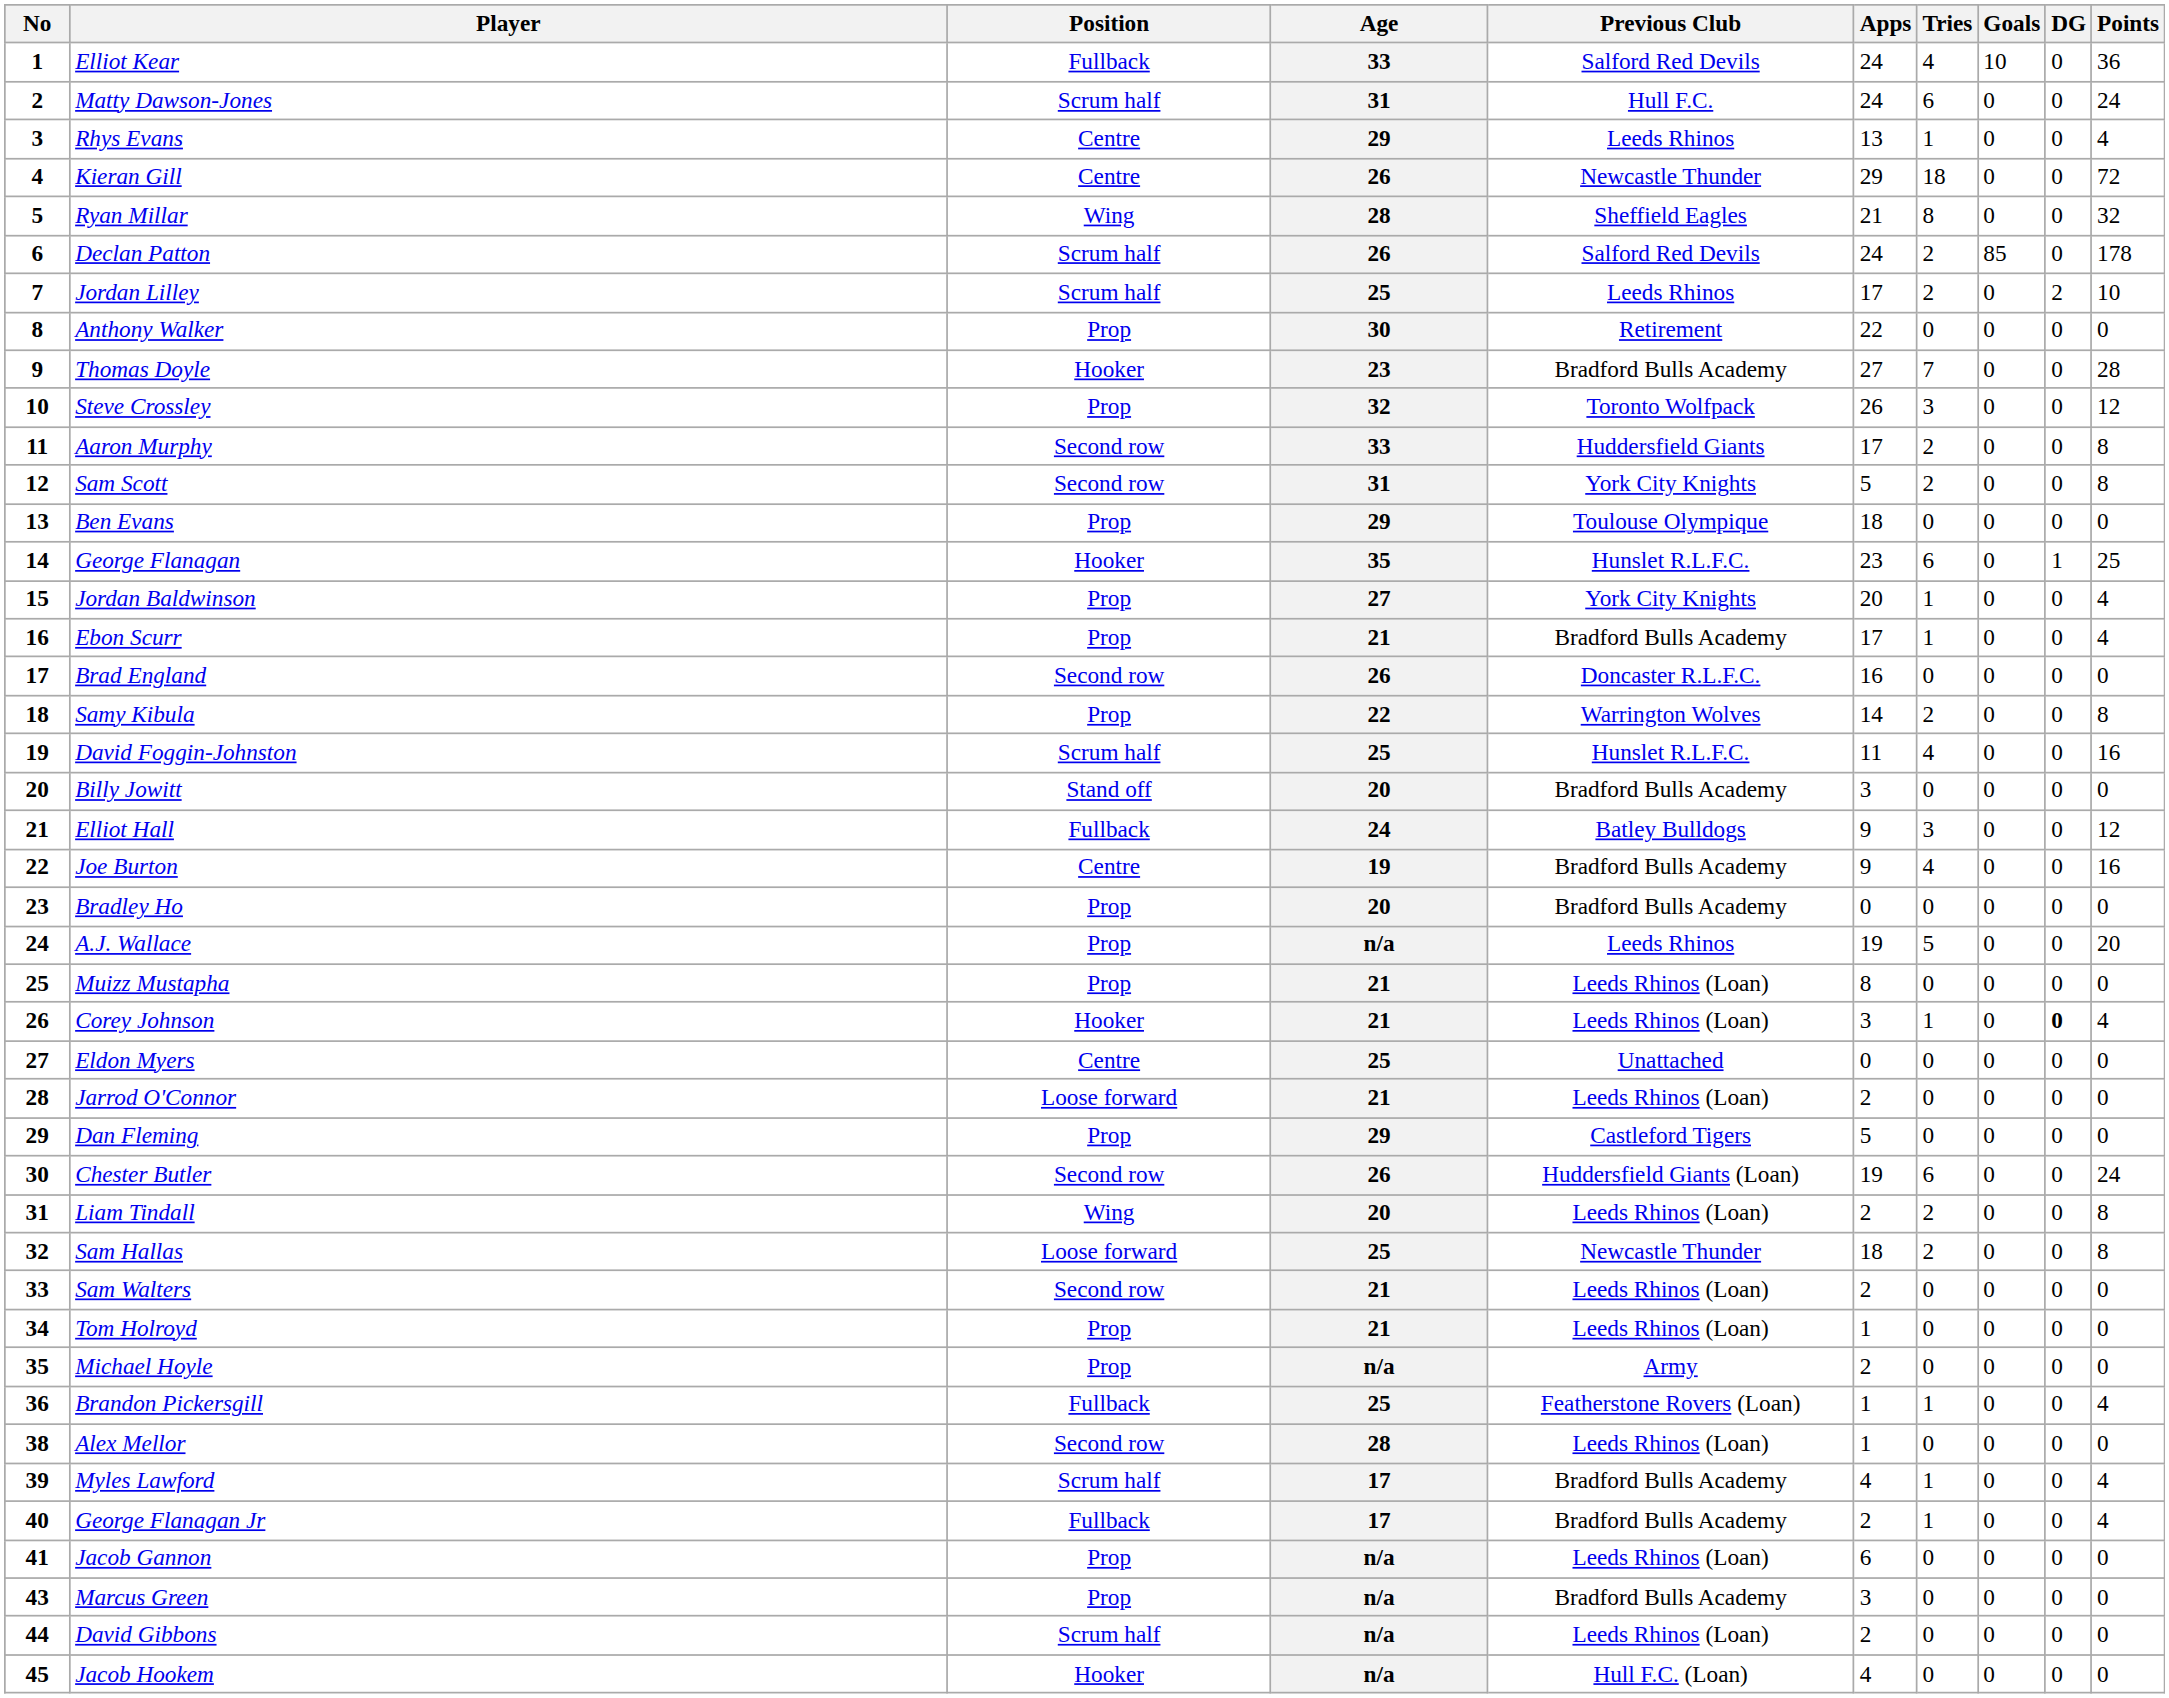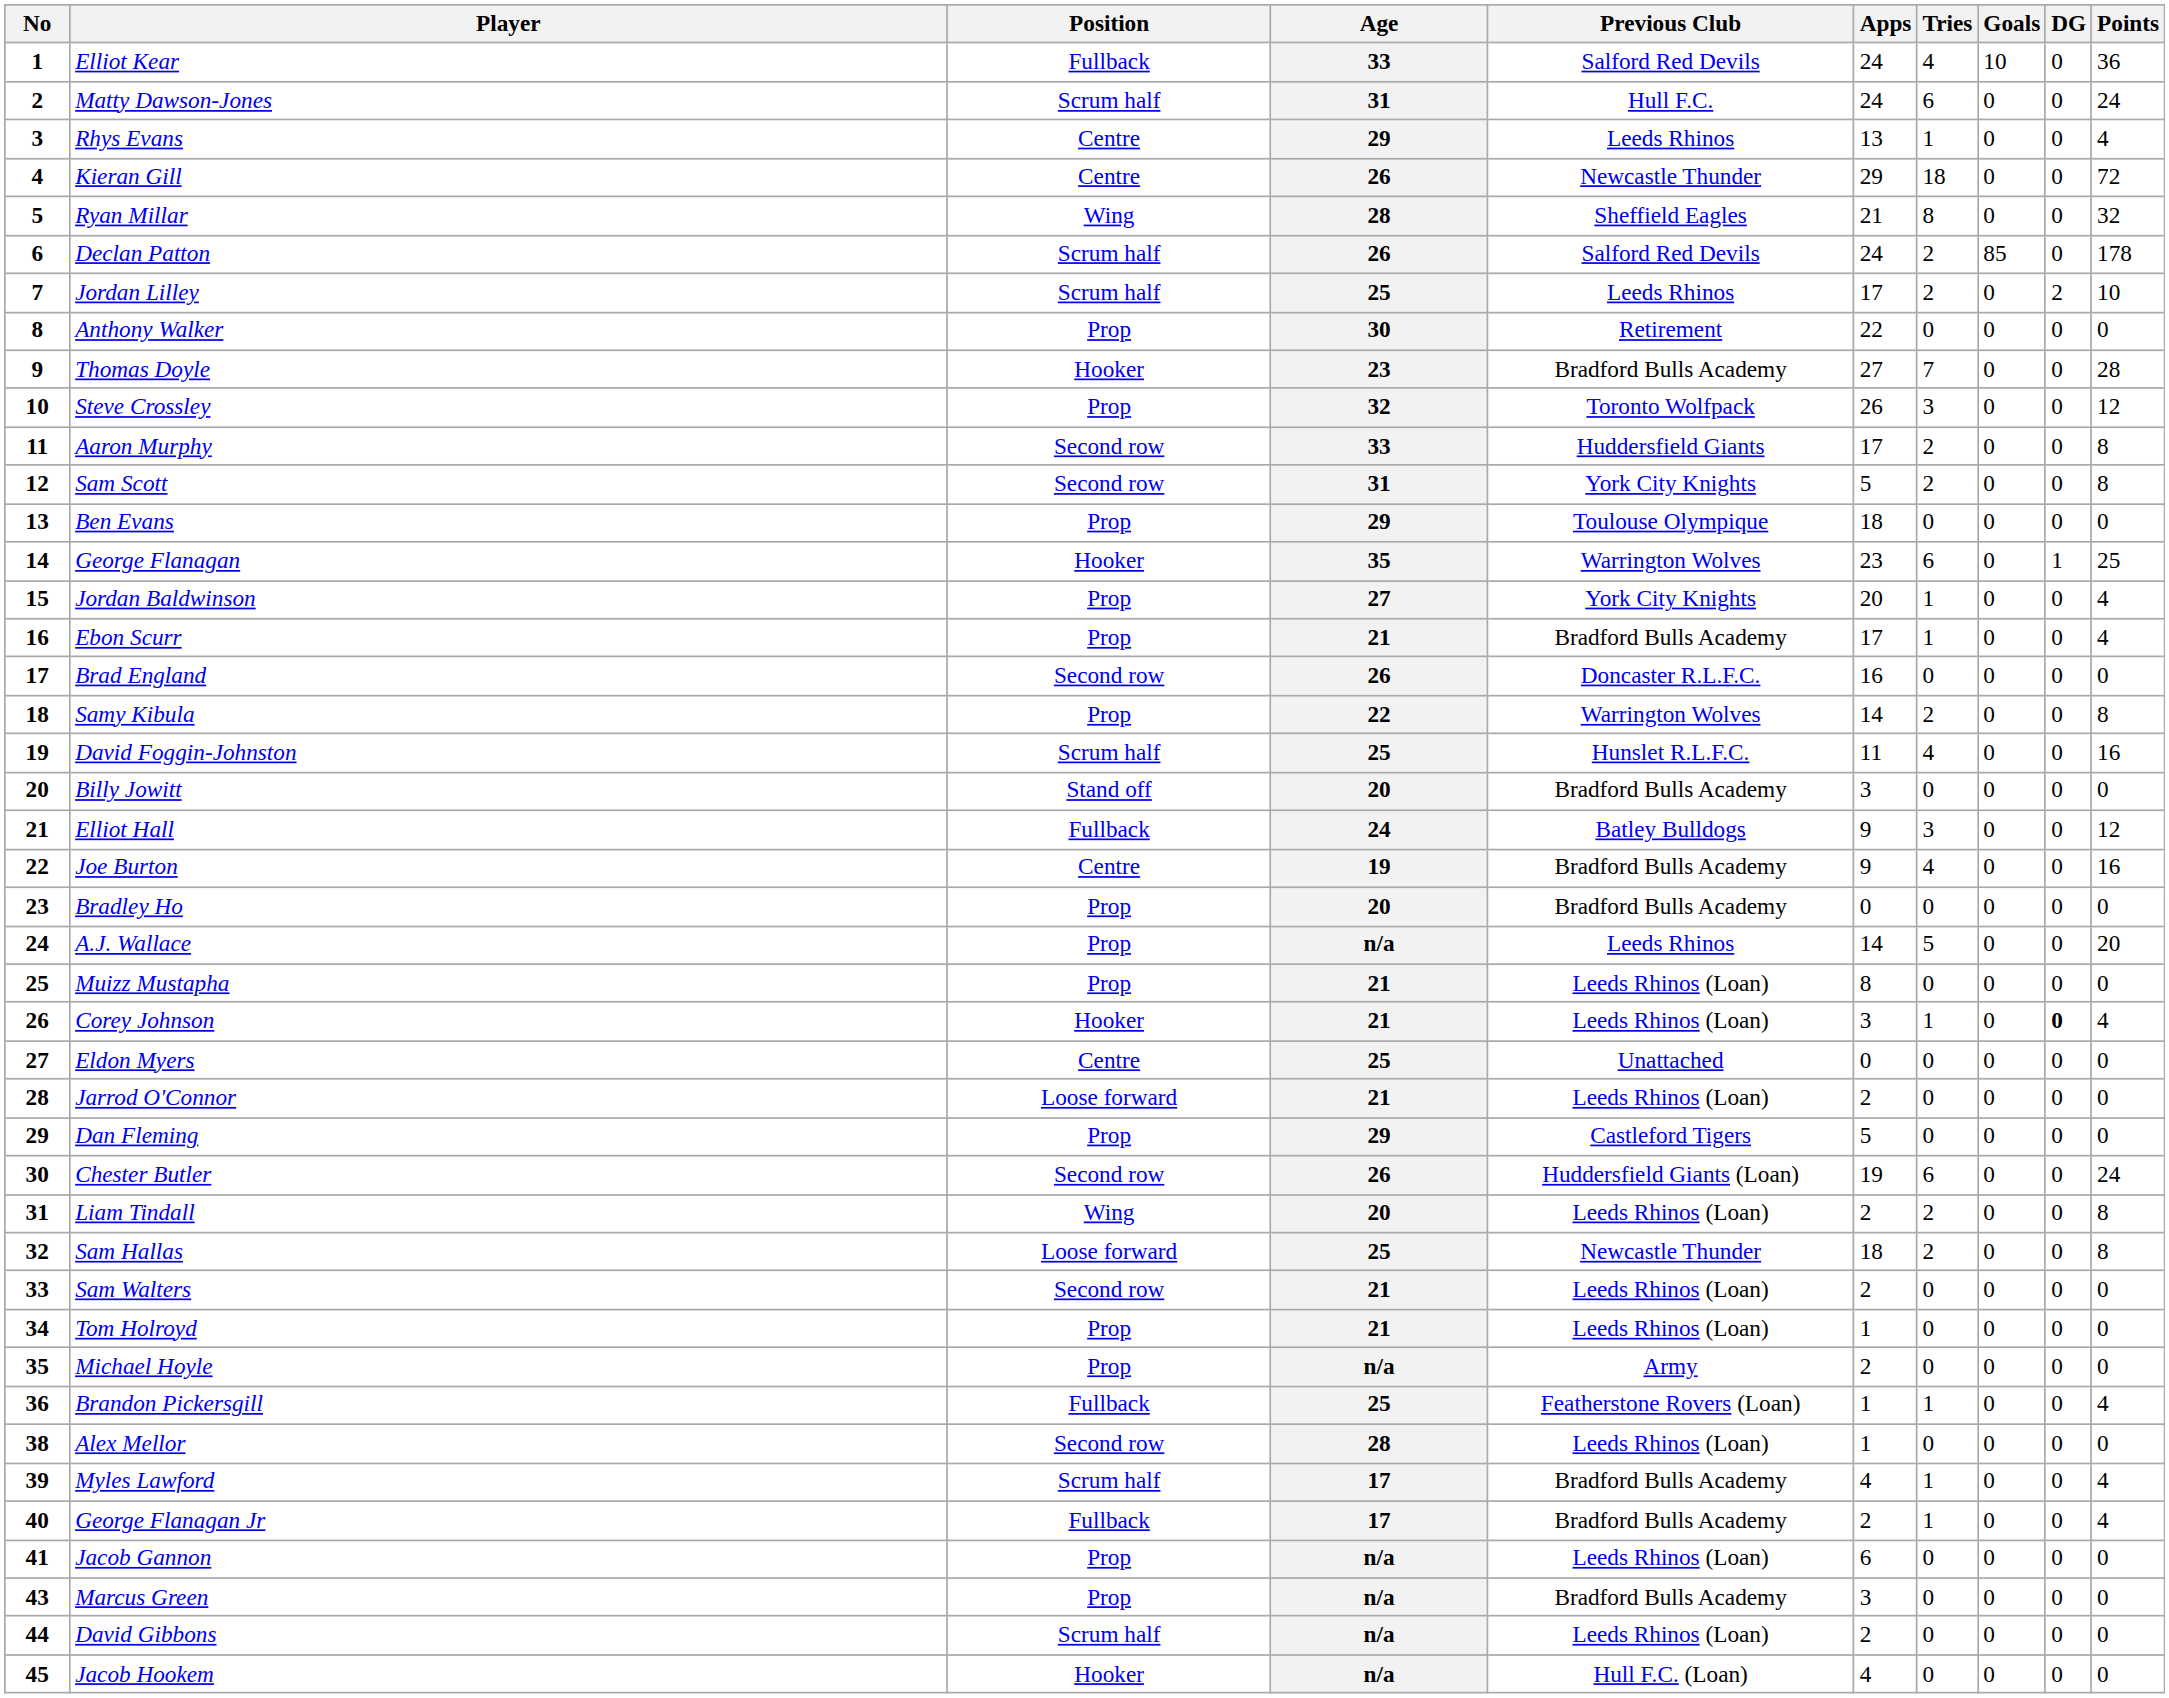(1671, 560) Hunslet R.L.F.C. -> (1671, 560) Warrington Wolves
(1871, 944) 19 -> (1871, 944) 14
